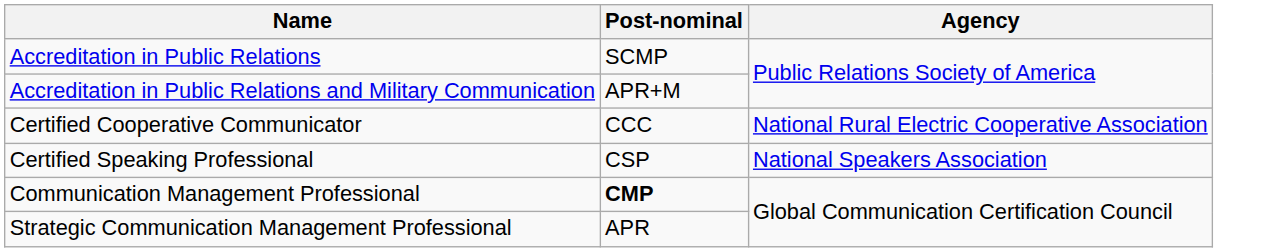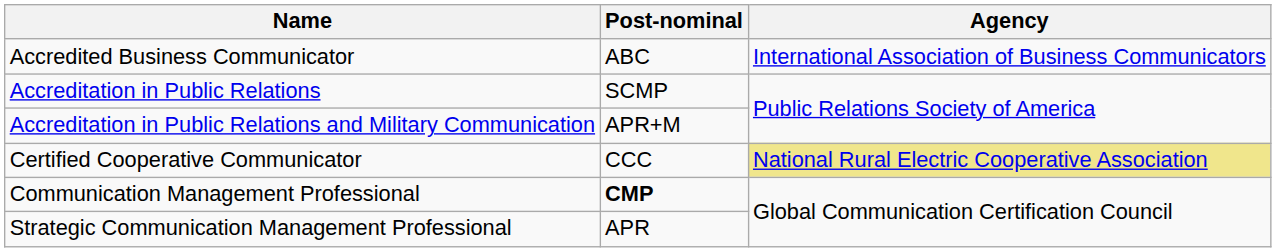+ row: (182, 56)
(980, 125) no background -> (980, 159) khaki background
- row: (161, 159)
